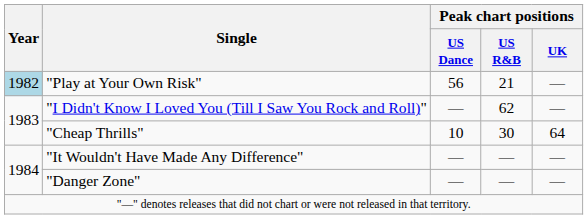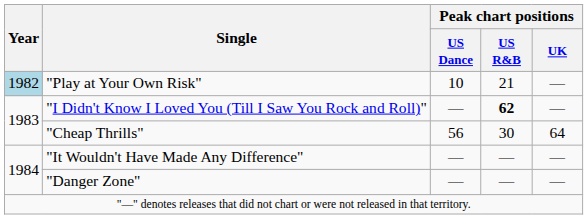(456, 83) 56 -> (456, 83) 10
(507, 108) normal -> (507, 108) bold
(456, 132) 10 -> (456, 132) 56
